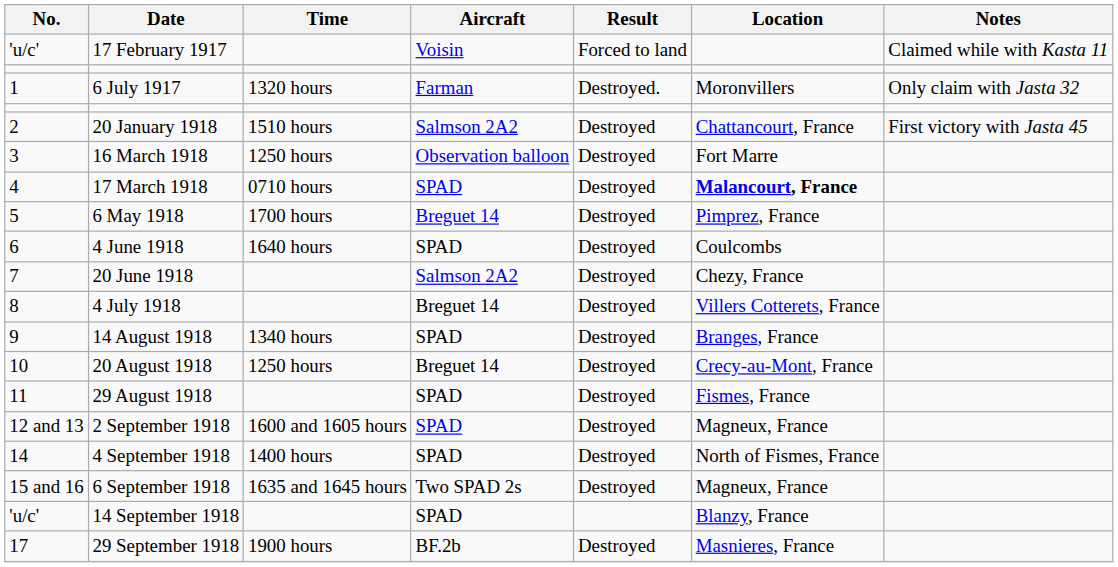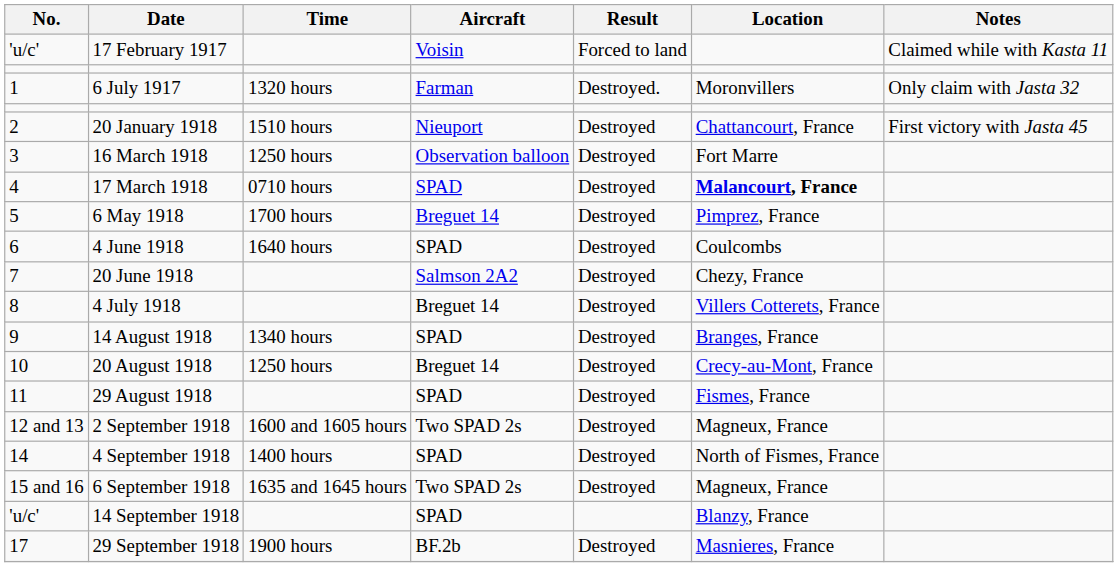(467, 126) Salmson 2A2 -> (449, 126) Nieuport
(439, 426) SPAD -> (469, 426) Two SPAD 2s
